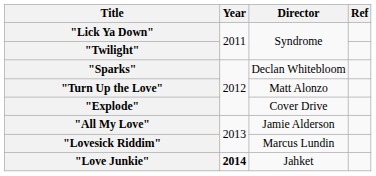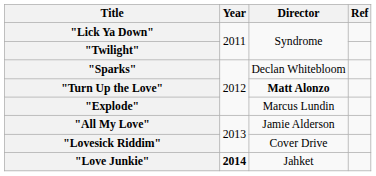(299, 87) normal -> (299, 87) bold
(299, 106) Cover Drive -> (299, 106) Marcus Lundin
(299, 143) Marcus Lundin -> (299, 143) Cover Drive
